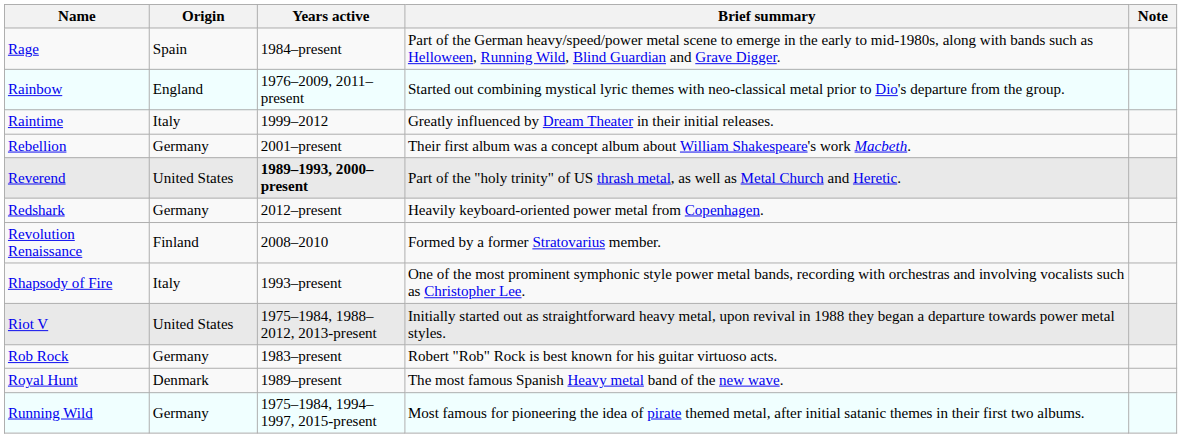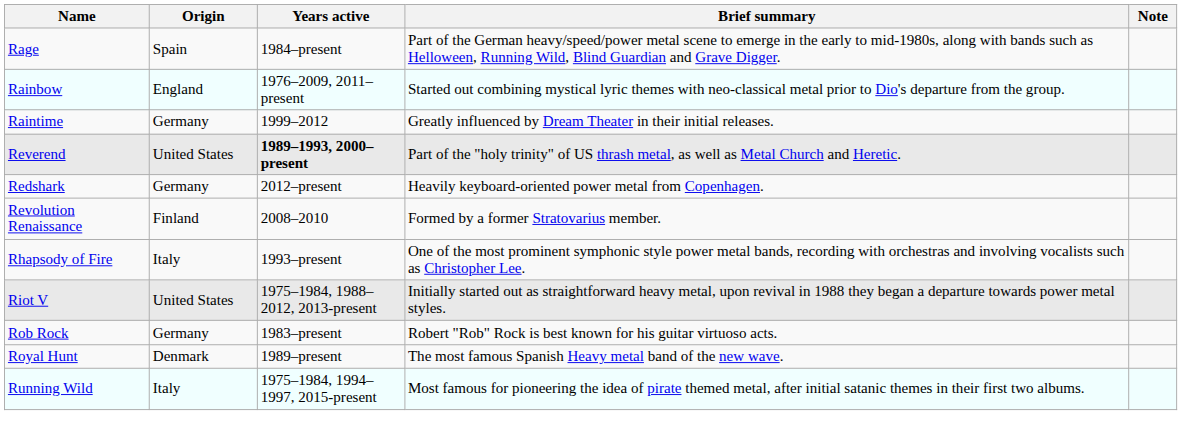(167, 121) Italy -> (181, 121) Germany
- row: (37, 145)
(181, 412) Germany -> (167, 388) Italy
